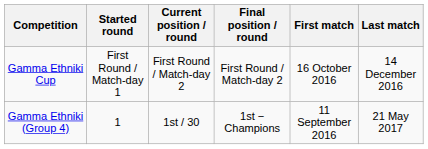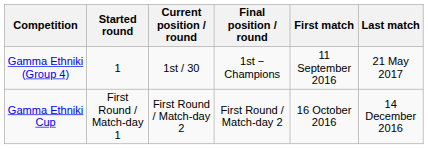rows swapped: (46, 122) <-> (46, 74)
